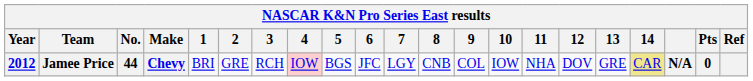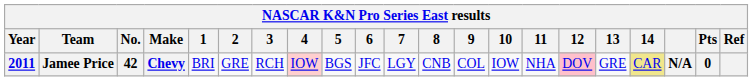(22, 64) 2012 -> (22, 64) 2011
(131, 64) 44 -> (131, 64) 42
(577, 64) no background -> (577, 64) pink background
